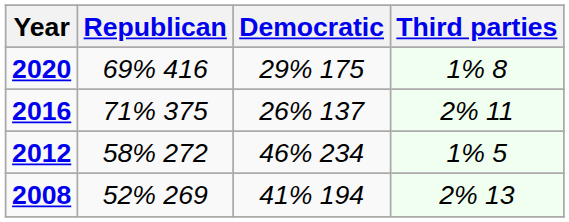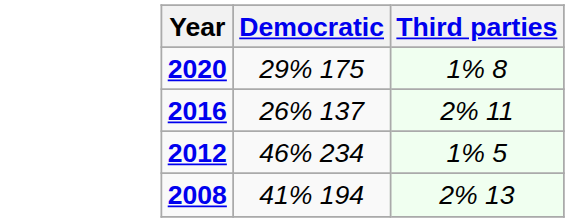- column: (155, 27)
